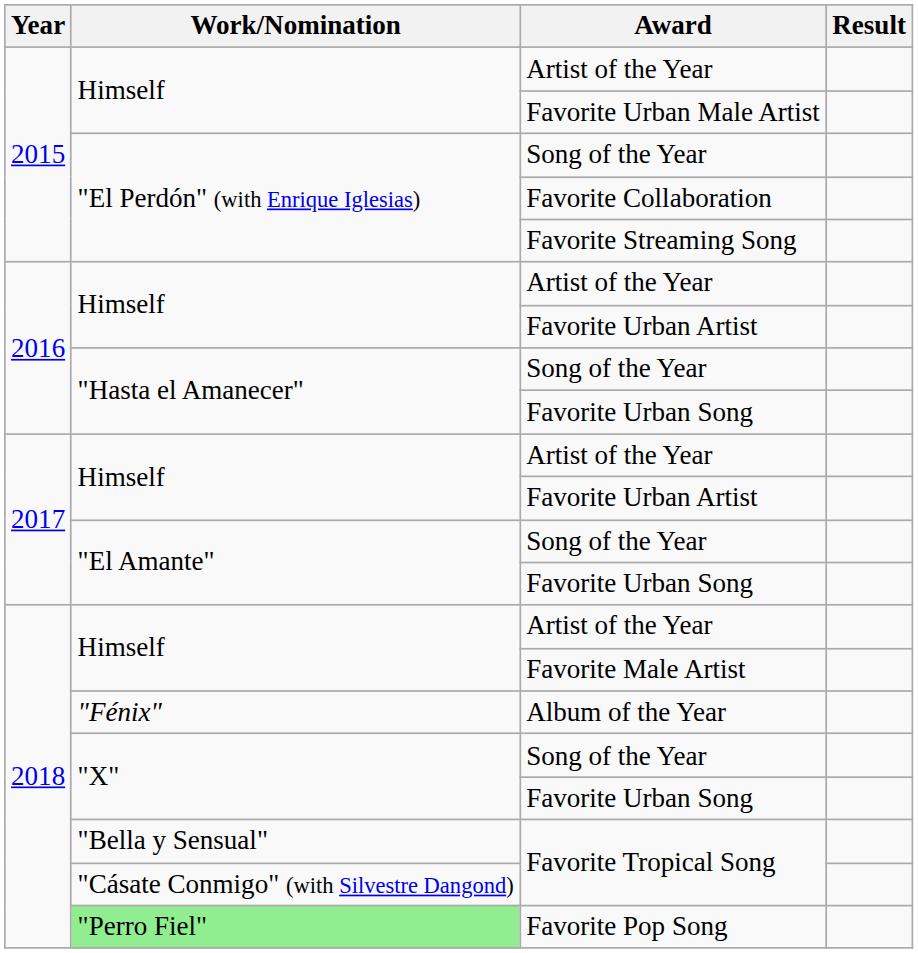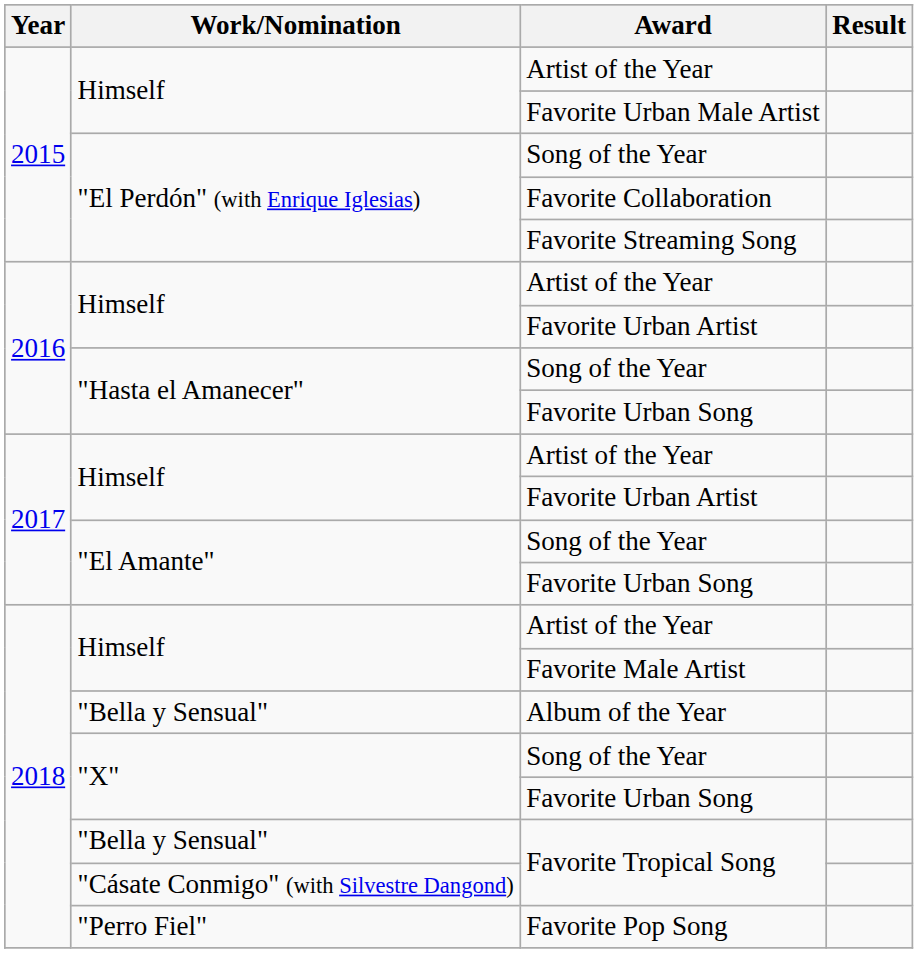(120, 712) "Fénix" -> (173, 712) "Bella y Sensual"
(142, 926) lightgreen background -> (142, 926) no background
